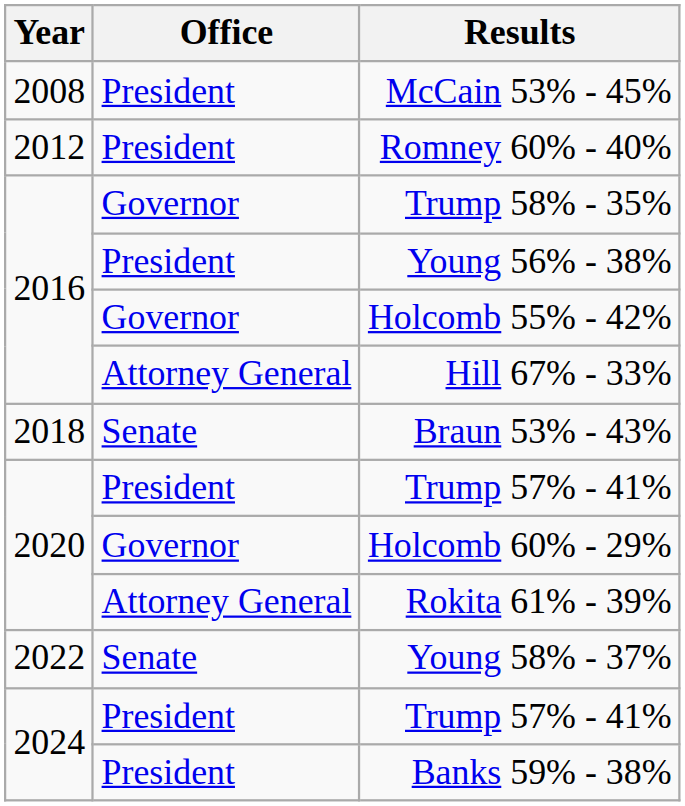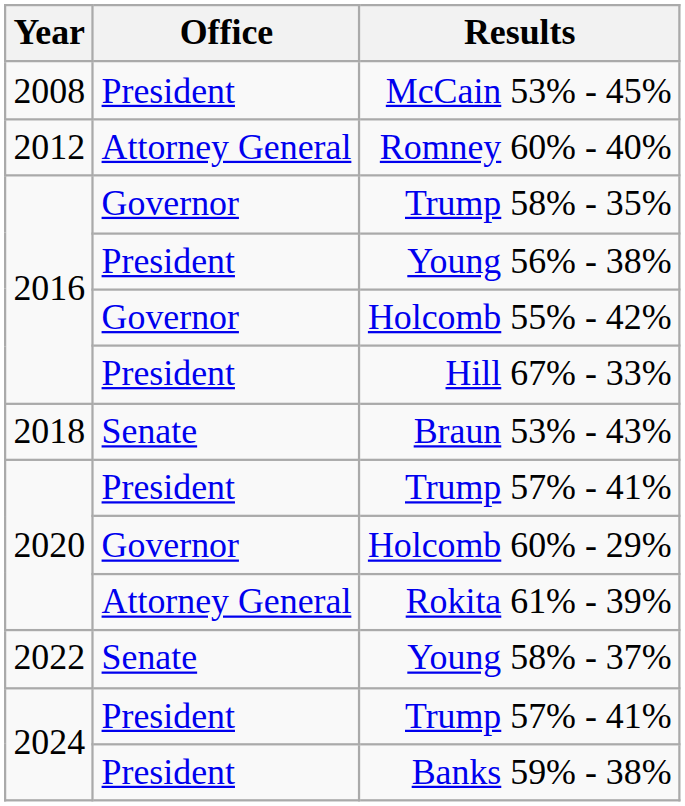(168, 146) President -> (226, 146) Attorney General
(226, 373) Attorney General -> (168, 373) President
